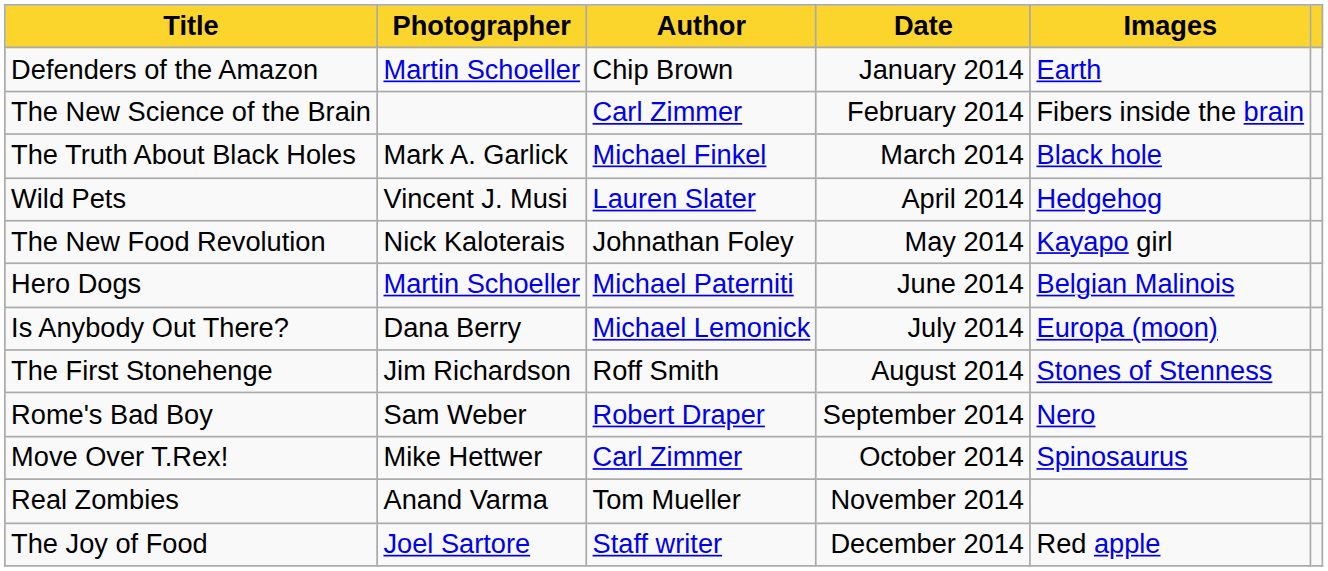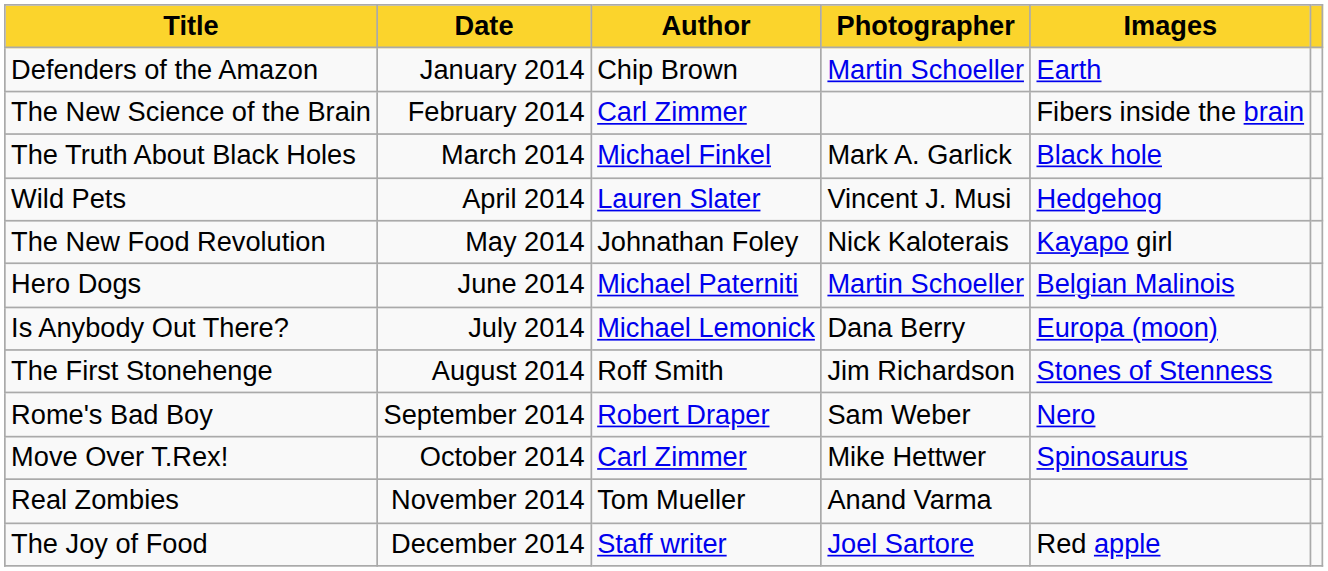columns swapped: (923, 26) <-> (482, 26)
